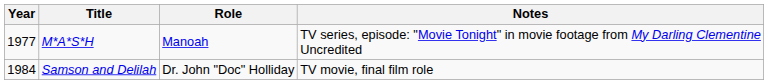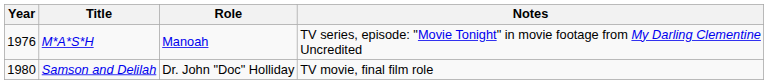(22, 42) 1977 -> (22, 42) 1976
(22, 69) 1984 -> (22, 69) 1980
